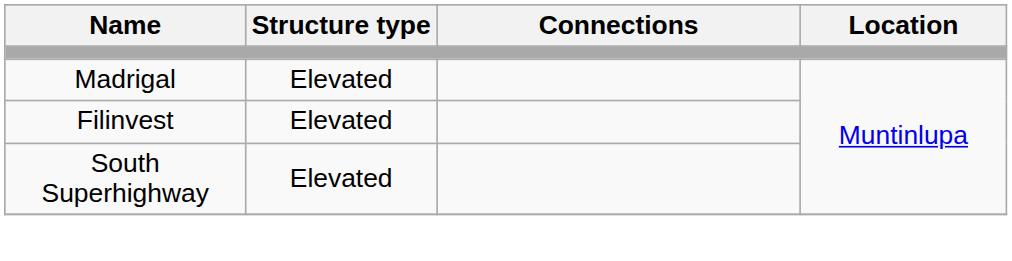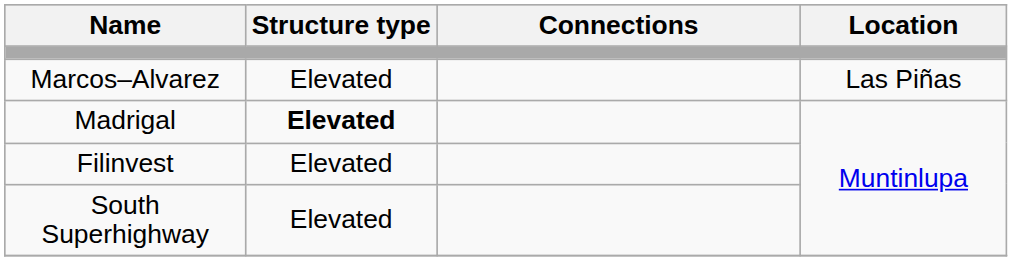+ row: (125, 79)
(341, 79) normal -> (341, 121) bold
